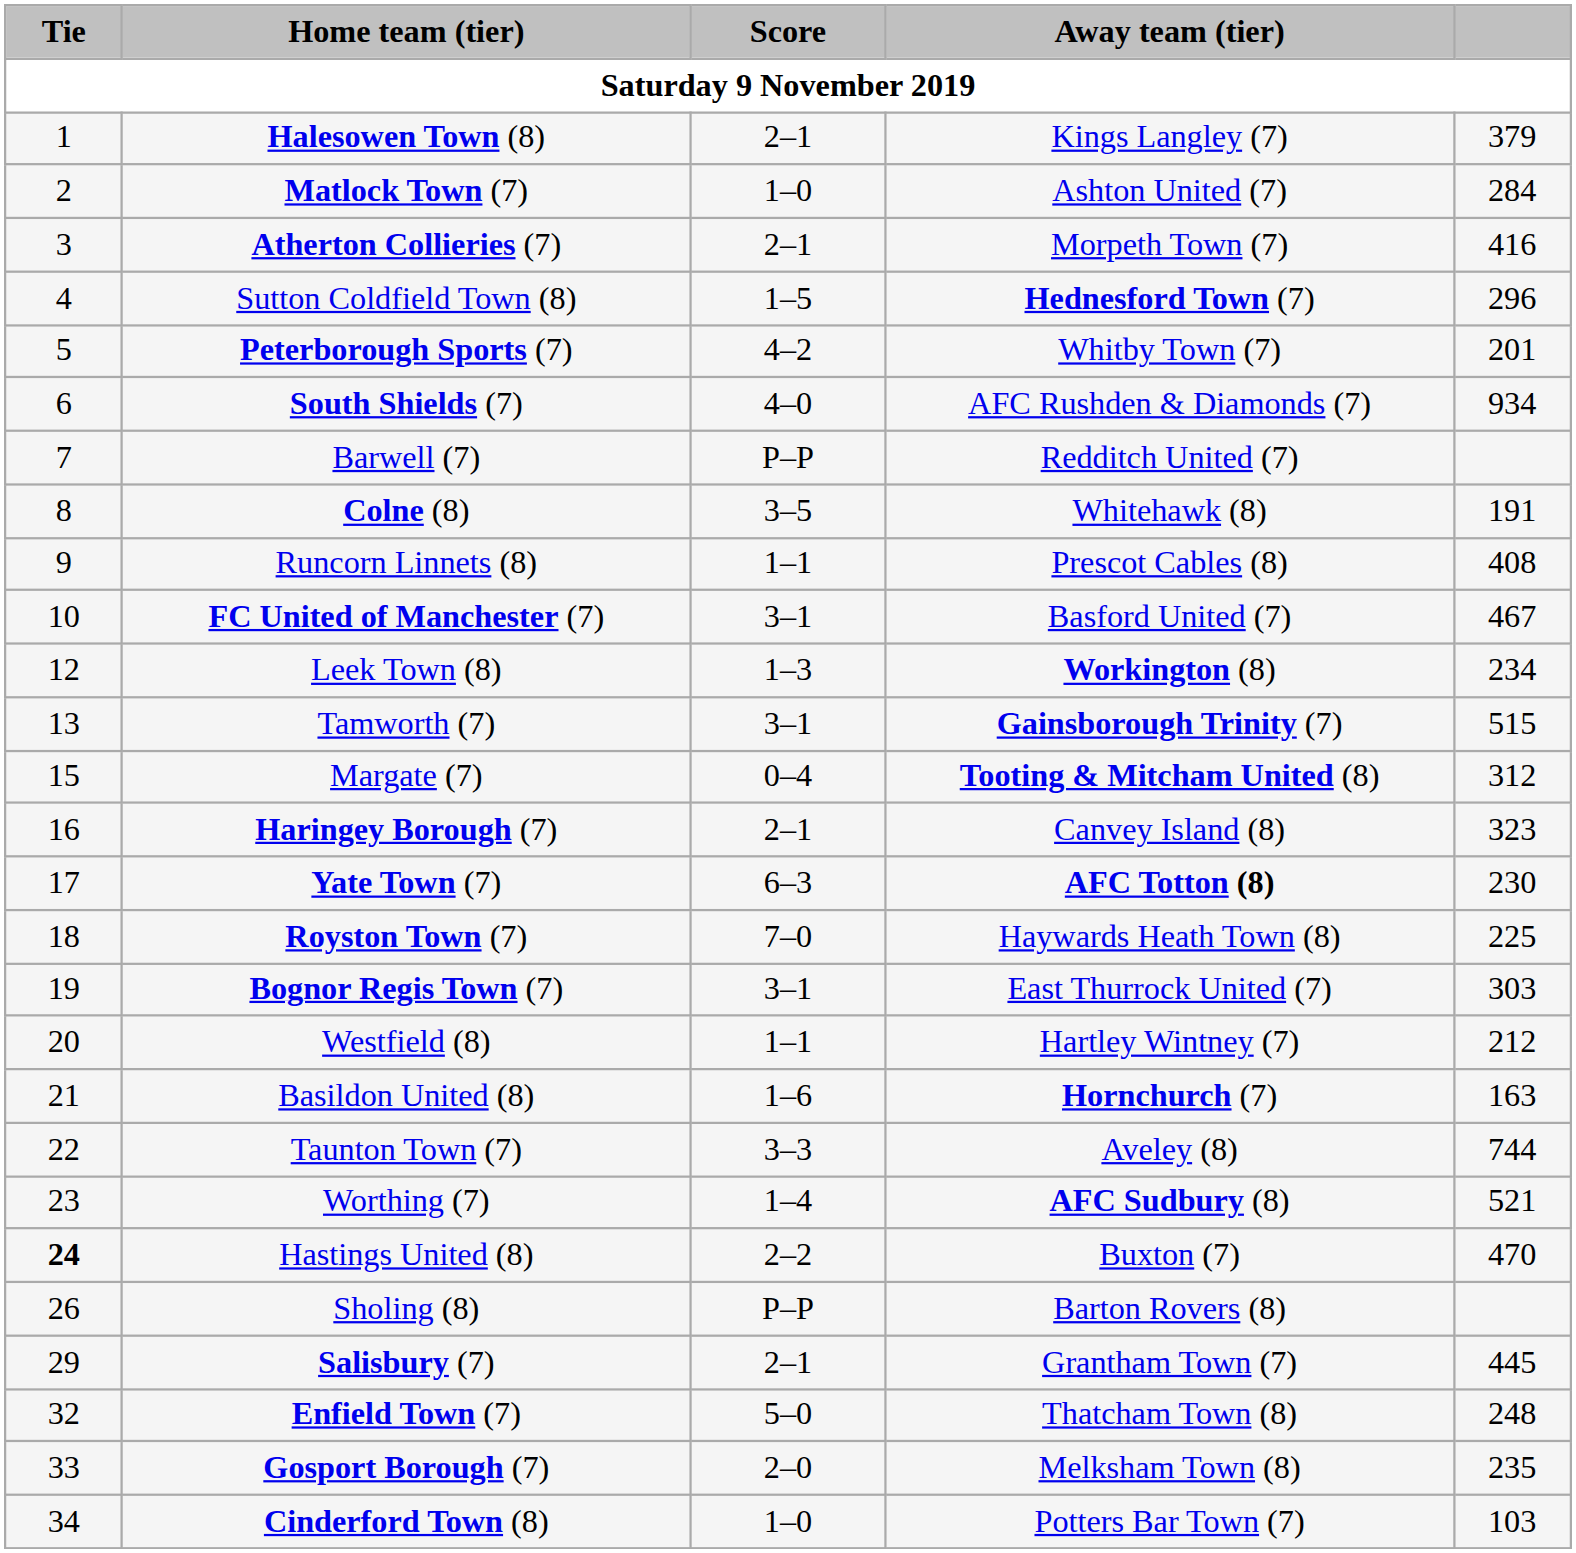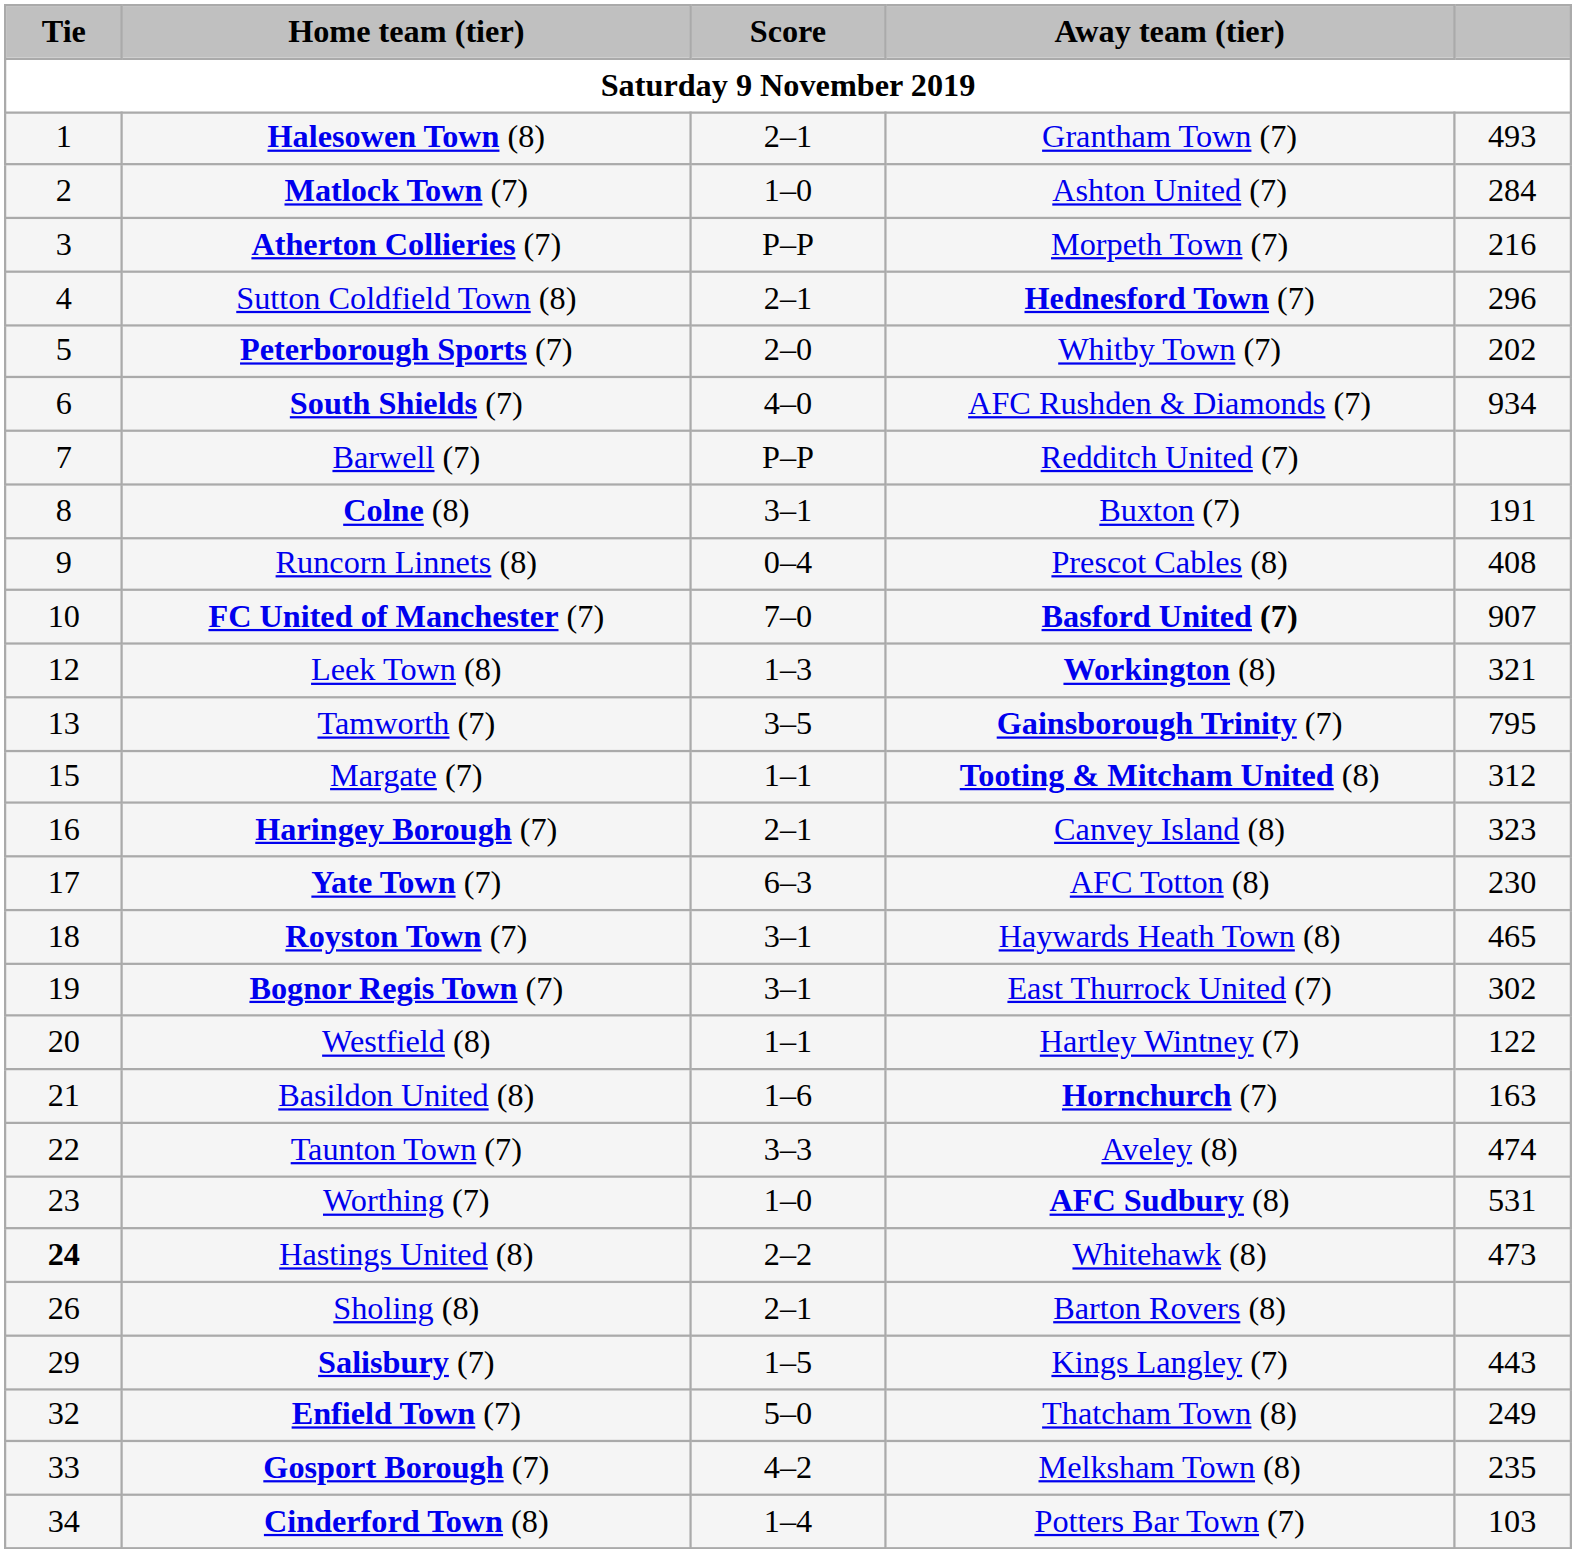(1170, 137) Kings Langley (7) -> (1170, 137) Grantham Town (7)
(1512, 137) 379 -> (1512, 137) 493
(788, 244) 2–1 -> (788, 244) P–P
(1512, 244) 416 -> (1512, 244) 216
(788, 297) 1–5 -> (788, 297) 2–1
(788, 350) 4–2 -> (788, 350) 2–0
(1512, 350) 201 -> (1512, 350) 202
(788, 510) 3–5 -> (788, 510) 3–1
(1170, 510) Whitehawk (8) -> (1170, 510) Buxton (7)
(788, 563) 1–1 -> (788, 563) 0–4
(788, 616) 3–1 -> (788, 616) 7–0
(1170, 616) normal -> (1170, 616) bold
(1512, 616) 467 -> (1512, 616) 907
(1512, 669) 234 -> (1512, 669) 321
(788, 723) 3–1 -> (788, 723) 3–5
(1512, 723) 515 -> (1512, 723) 795
(788, 776) 0–4 -> (788, 776) 1–1
(1170, 882) bold -> (1170, 882) normal
(788, 935) 7–0 -> (788, 935) 3–1
(1512, 935) 225 -> (1512, 935) 465
(1512, 989) 303 -> (1512, 989) 302
(1512, 1042) 212 -> (1512, 1042) 122
(1512, 1148) 744 -> (1512, 1148) 474
(788, 1201) 1–4 -> (788, 1201) 1–0
(1512, 1201) 521 -> (1512, 1201) 531
(1170, 1255) Buxton (7) -> (1170, 1255) Whitehawk (8)
(1512, 1255) 470 -> (1512, 1255) 473
(788, 1308) P–P -> (788, 1308) 2–1
(788, 1361) 2–1 -> (788, 1361) 1–5
(1170, 1361) Grantham Town (7) -> (1170, 1361) Kings Langley (7)
(1512, 1361) 445 -> (1512, 1361) 443
(1512, 1414) 248 -> (1512, 1414) 249
(788, 1467) 2–0 -> (788, 1467) 4–2
(788, 1521) 1–0 -> (788, 1521) 1–4
